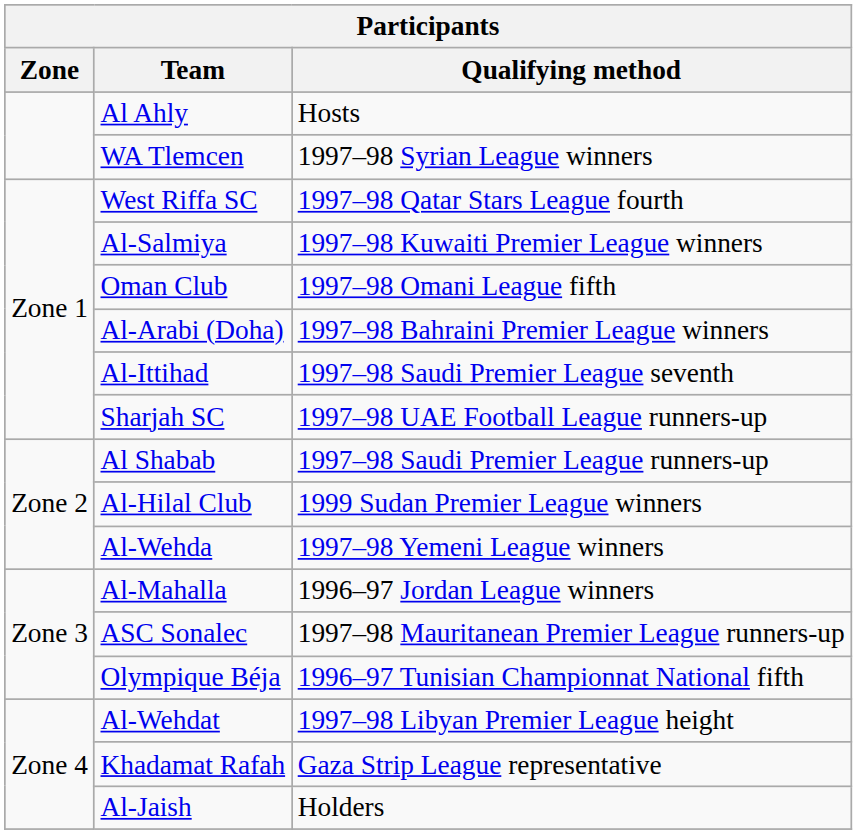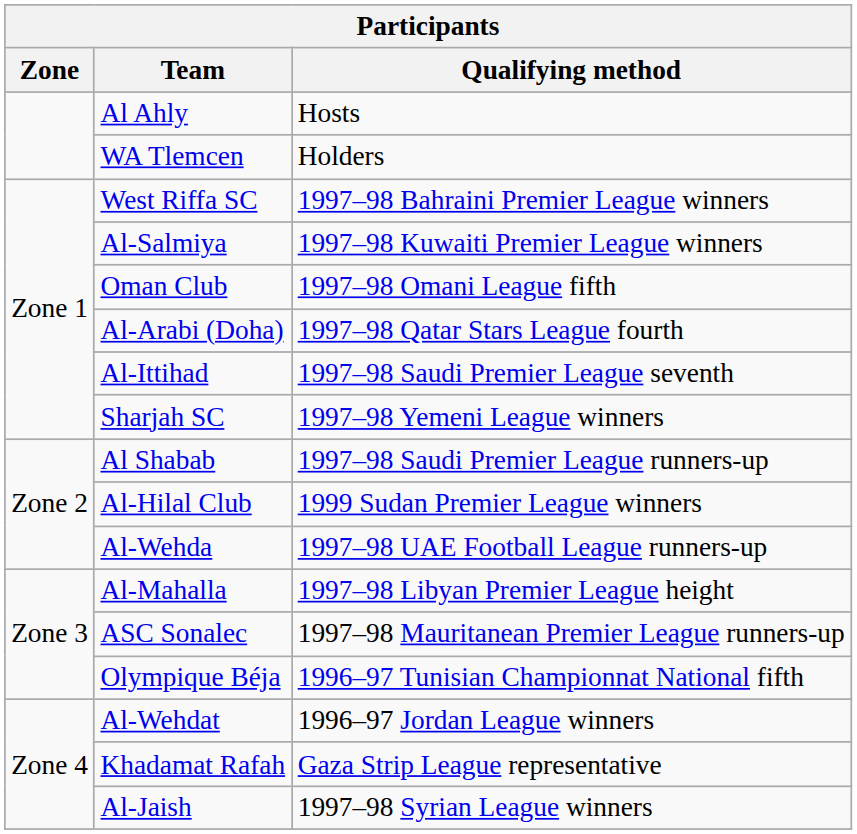(475, 156) 1997–98 Syrian League winners -> (341, 156) Holders
(491, 199) 1997–98 Qatar Stars League fourth -> (533, 199) 1997–98 Bahraini Premier League winners
(533, 329) 1997–98 Bahraini Premier League winners -> (491, 329) 1997–98 Qatar Stars League fourth
(533, 416) 1997–98 UAE Football League runners-up -> (481, 416) 1997–98 Yemeni League winners
(481, 546) 1997–98 Yemeni League winners -> (533, 546) 1997–98 UAE Football League runners-up
(476, 590) 1996–97 Jordan League winners -> (516, 590) 1997–98 Libyan Premier League height
(516, 720) 1997–98 Libyan Premier League height -> (476, 720) 1996–97 Jordan League winners
(341, 807) Holders -> (475, 807) 1997–98 Syrian League winners
